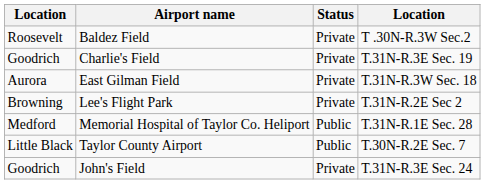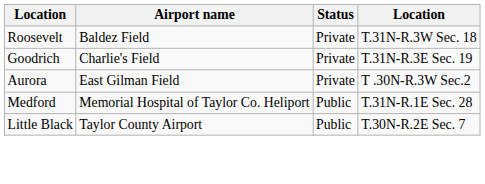(416, 37) T .30N-R.3W Sec.2 -> (419, 37) T.31N-R.3W Sec. 18
(419, 80) T.31N-R.3W Sec. 18 -> (416, 80) T .30N-R.3W Sec.2
- row: (126, 102)
- row: (112, 168)
